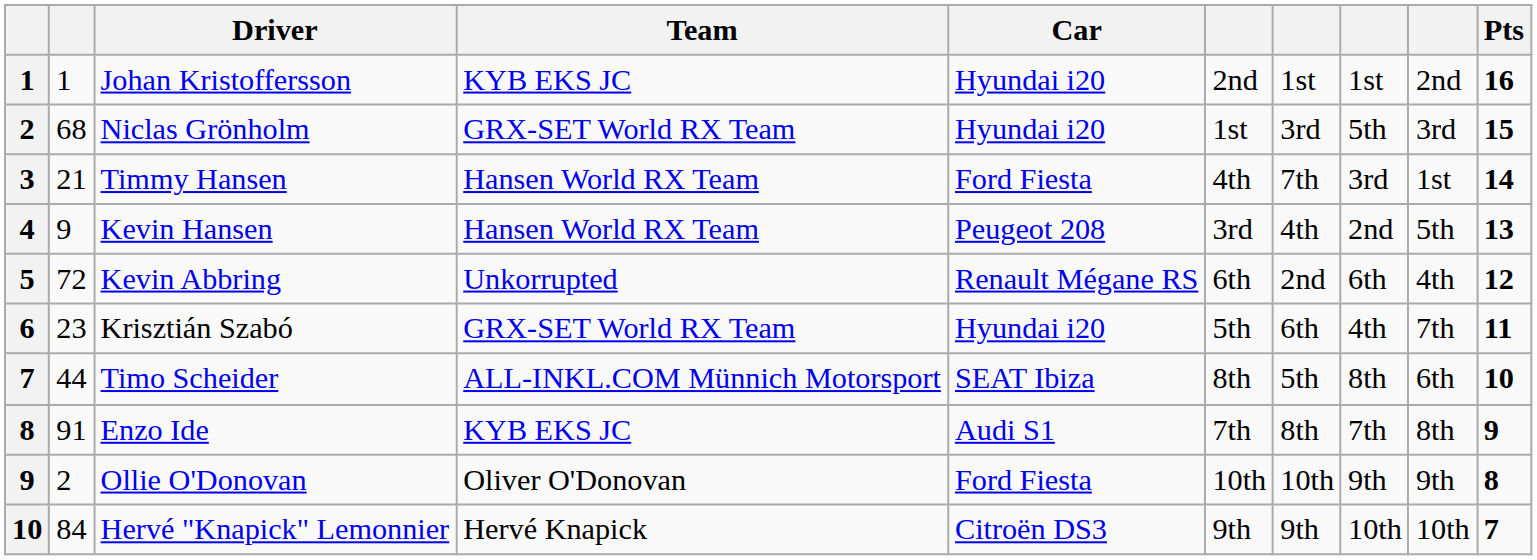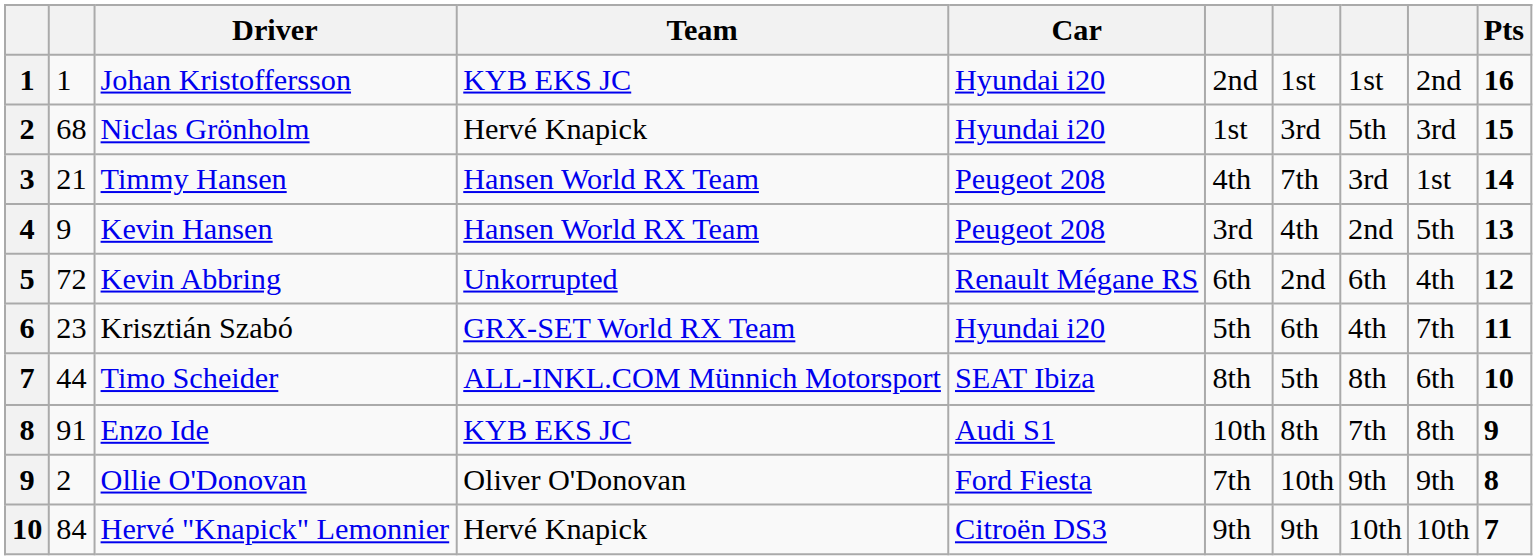(629, 129) GRX-SET World RX Team -> (555, 129) Hervé Knapick
(1023, 179) Ford Fiesta -> (1030, 179) Peugeot 208
(1232, 428) 7th -> (1239, 428) 10th
(1239, 478) 10th -> (1232, 478) 7th
